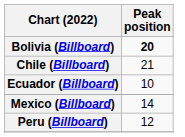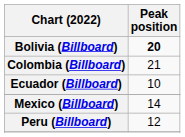- row: (63, 65)
+ row: (66, 65)
